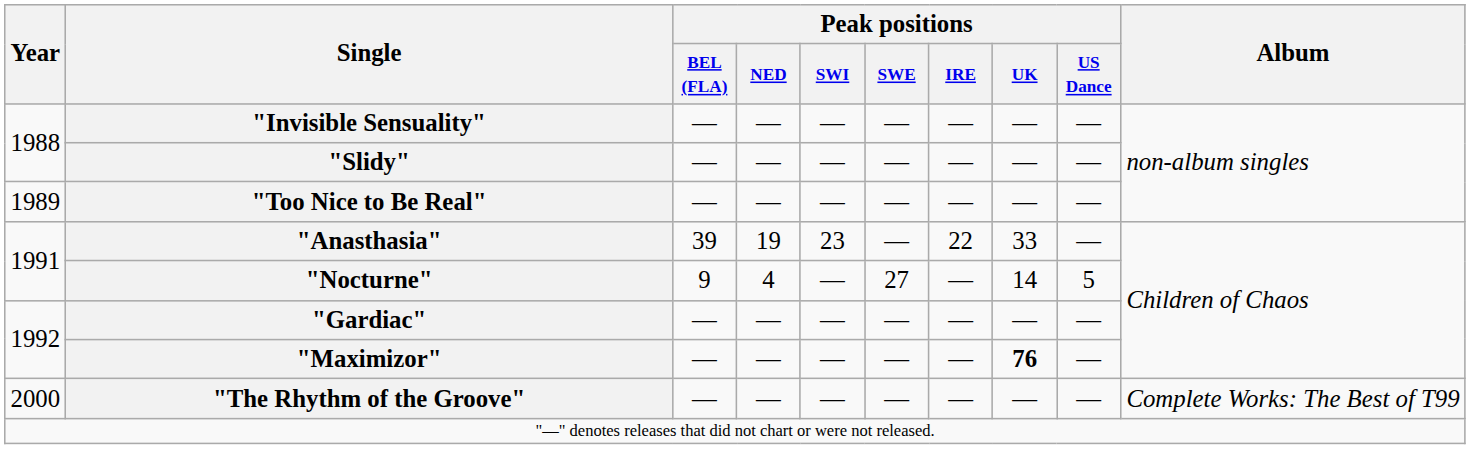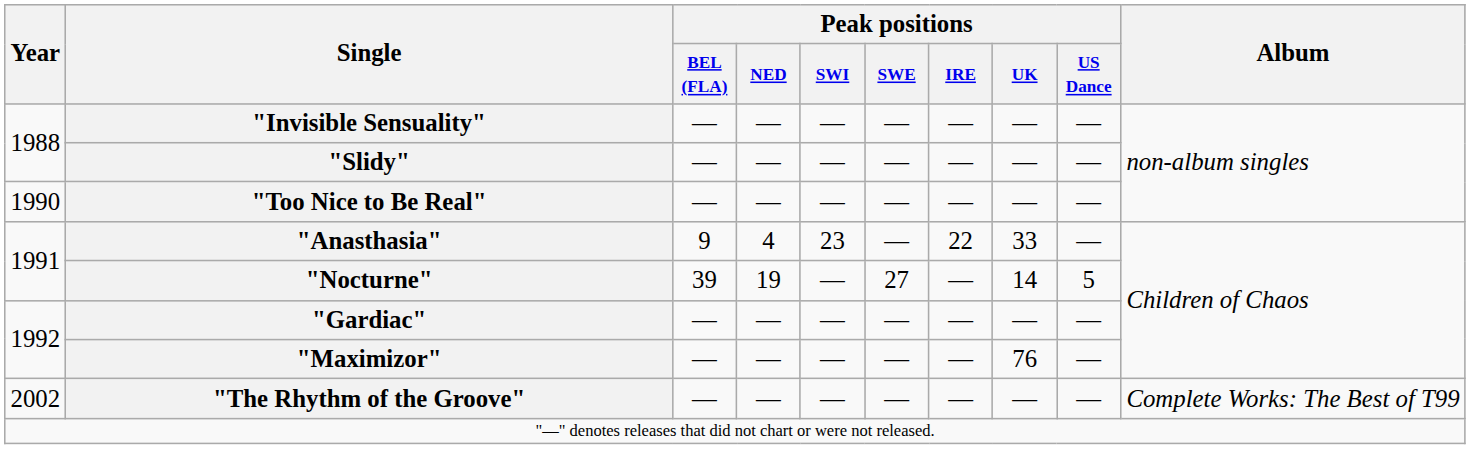(35, 201) 1989 -> (35, 201) 1990
(704, 240) 39 -> (704, 240) 9
(768, 240) 19 -> (768, 240) 4
(704, 280) 9 -> (704, 280) 39
(768, 280) 4 -> (768, 280) 19
(1025, 358) bold -> (1025, 358) normal
(35, 398) 2000 -> (35, 398) 2002
